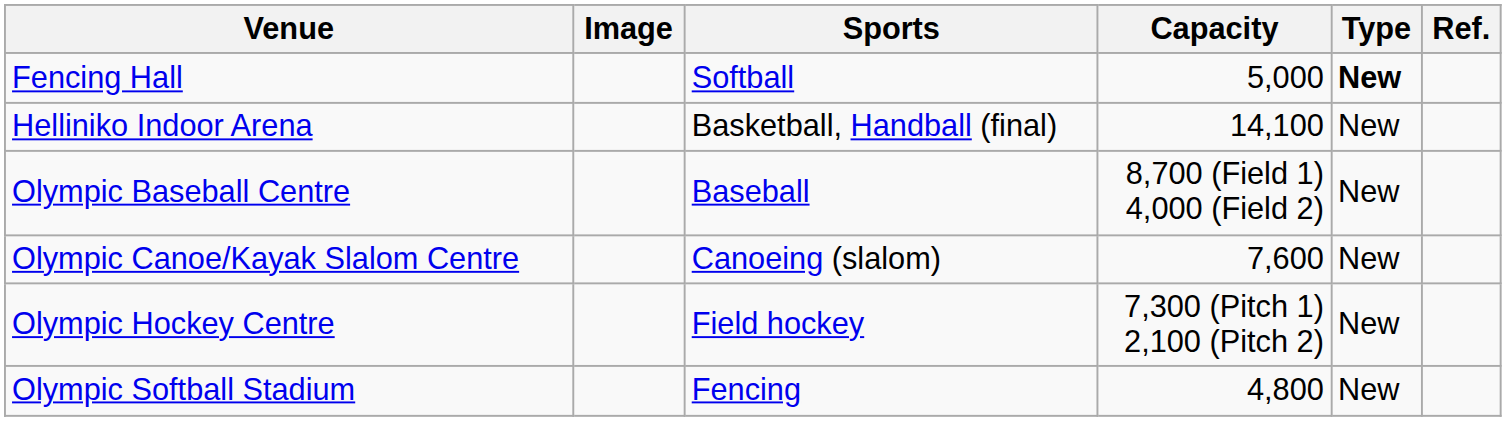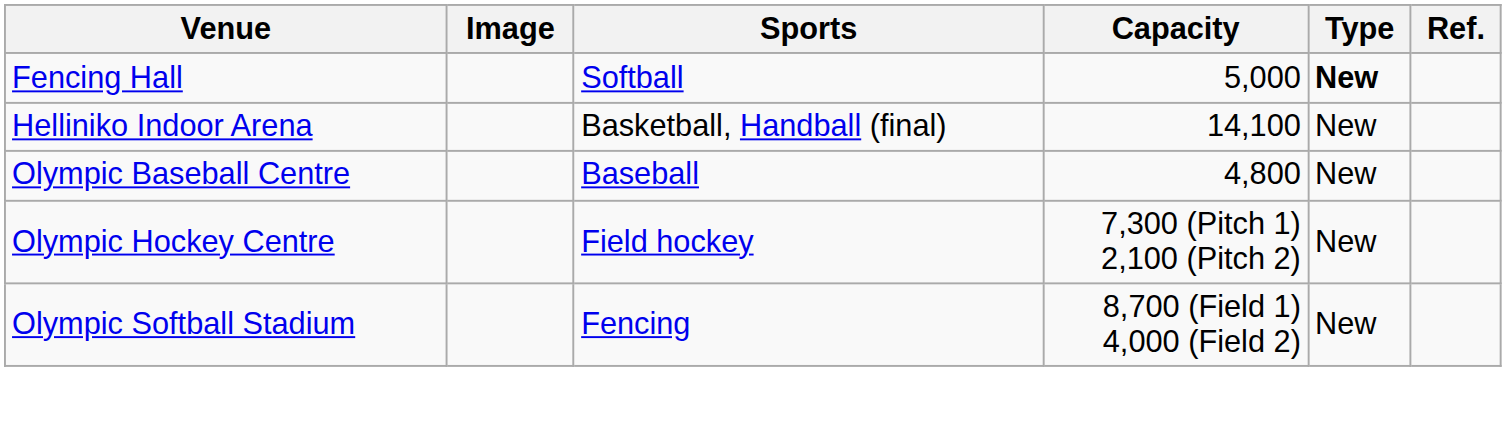(1225, 192) 8,700 (Field 1) 4,000 (Field 2) -> (1262, 175) 4,800
- row: (266, 258)
(1285, 390) 4,800 -> (1202, 324) 8,700 (Field 1) 4,000 (Field 2)
